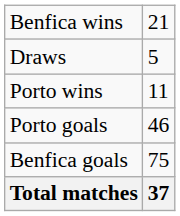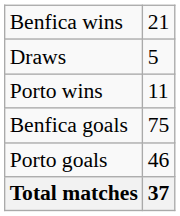rows swapped: (69, 159) <-> (59, 124)
